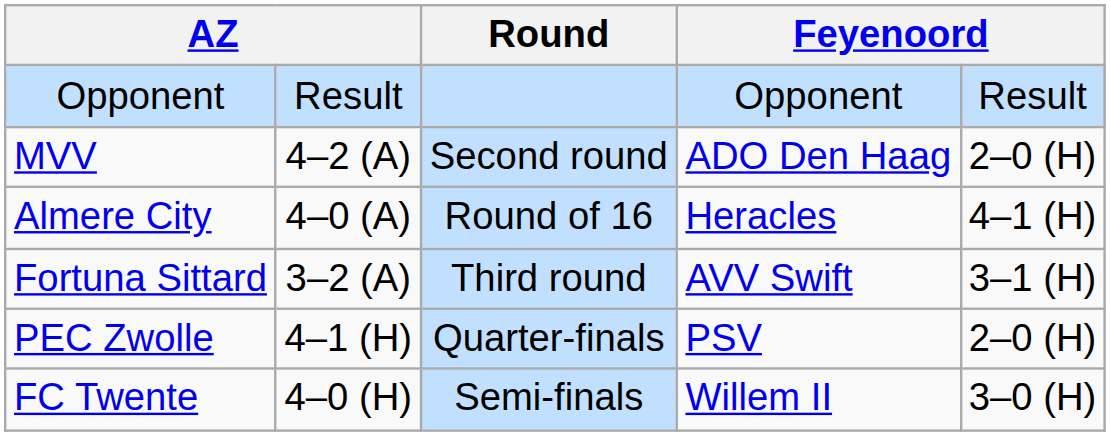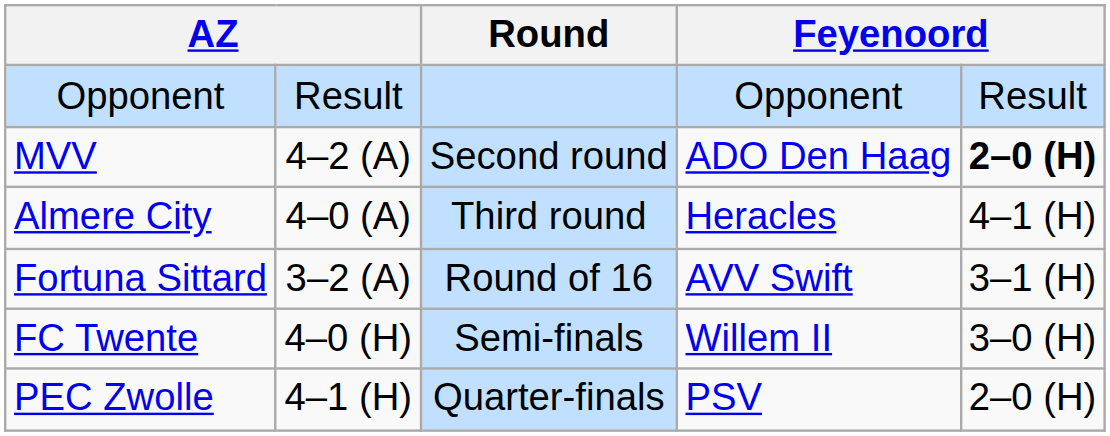(1033, 156) normal -> (1033, 156) bold
(549, 216) Round of 16 -> (549, 216) Third round
(549, 277) Third round -> (549, 277) Round of 16
rows swapped: (114, 338) <-> (106, 398)
